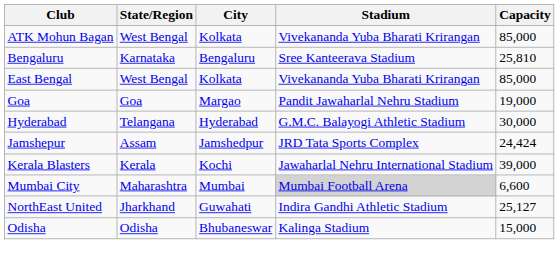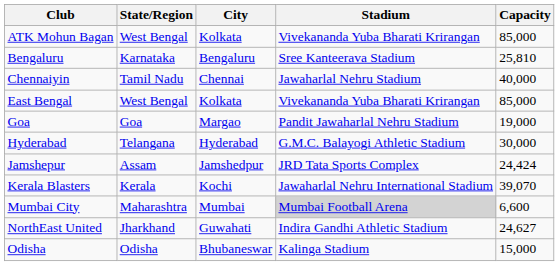+ row: (38, 79)
(518, 164) 39,000 -> (518, 185) 39,070
(518, 206) 25,127 -> (518, 228) 24,627
